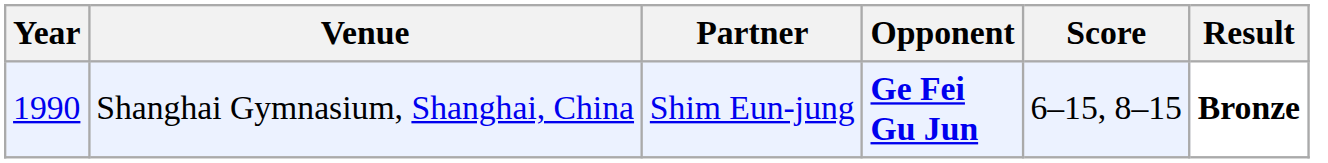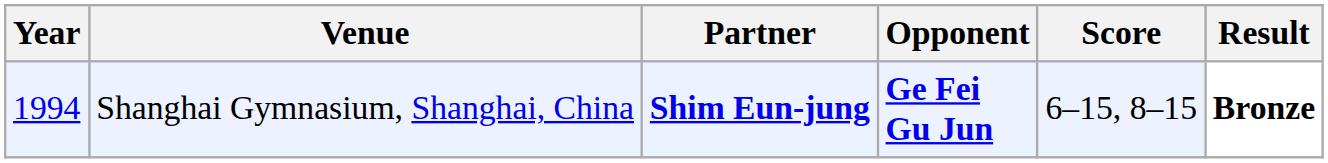(47, 108) 1990 -> (47, 108) 1994
(752, 108) normal -> (760, 108) bold
